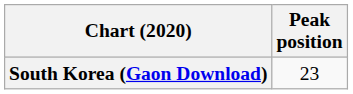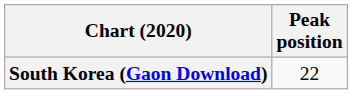(310, 72) 23 -> (310, 72) 22
